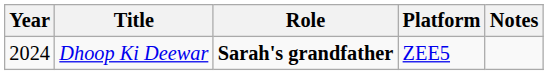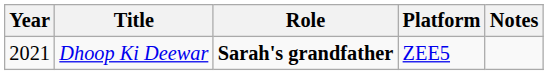(30, 52) 2024 -> (30, 52) 2021
